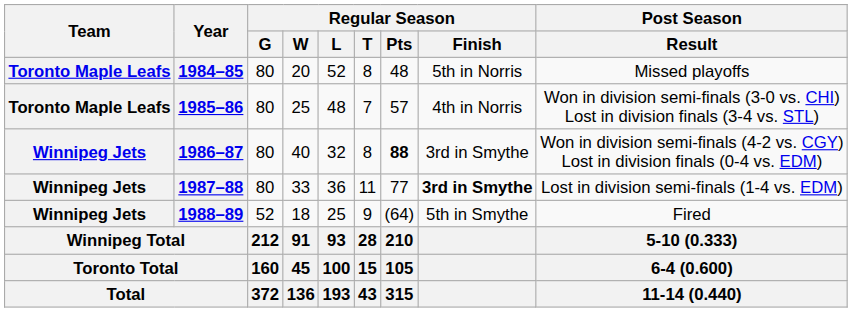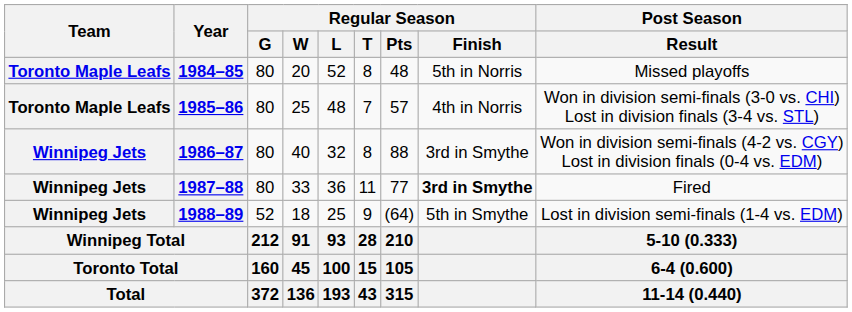(399, 152) bold -> (399, 152) normal
(692, 188) Lost in division semi-finals (1-4 vs. EDM) -> (692, 188) Fired
(692, 214) Fired -> (692, 214) Lost in division semi-finals (1-4 vs. EDM)
